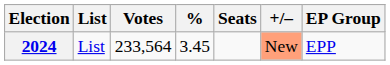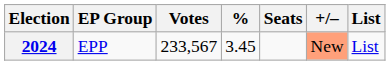columns swapped: (92, 18) <-> (343, 18)
(143, 45) 233,564 -> (189, 45) 233,567
